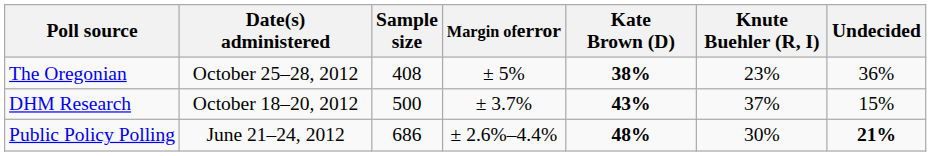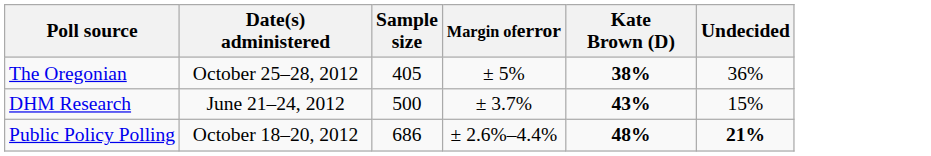- column: (762, 30)
(407, 72) 408 -> (407, 72) 405
(276, 103) October 18–20, 2012 -> (276, 103) June 21–24, 2012
(276, 134) June 21–24, 2012 -> (276, 134) October 18–20, 2012
